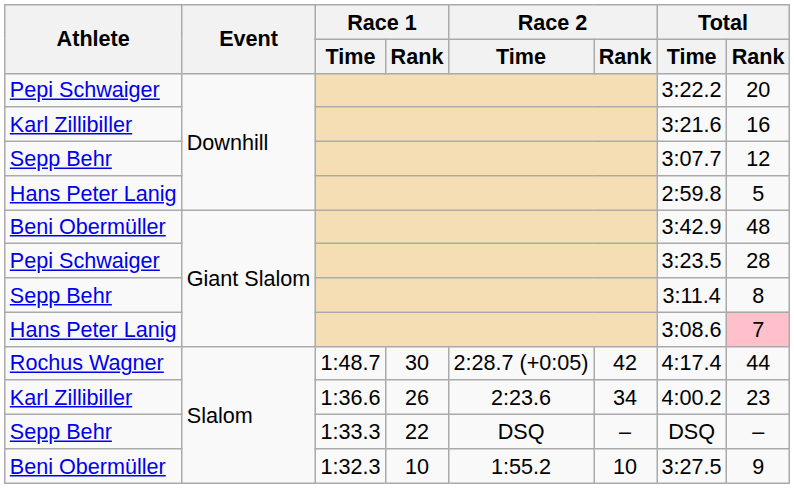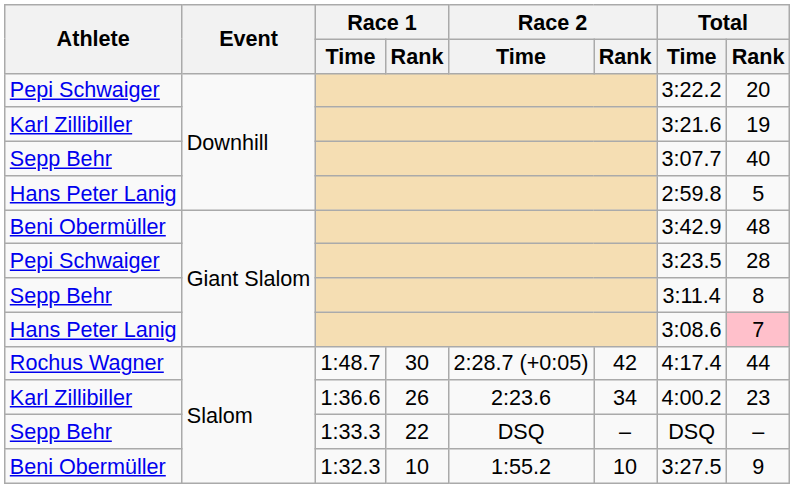(758, 125) 16 -> (758, 125) 19
(758, 159) 12 -> (758, 159) 40
